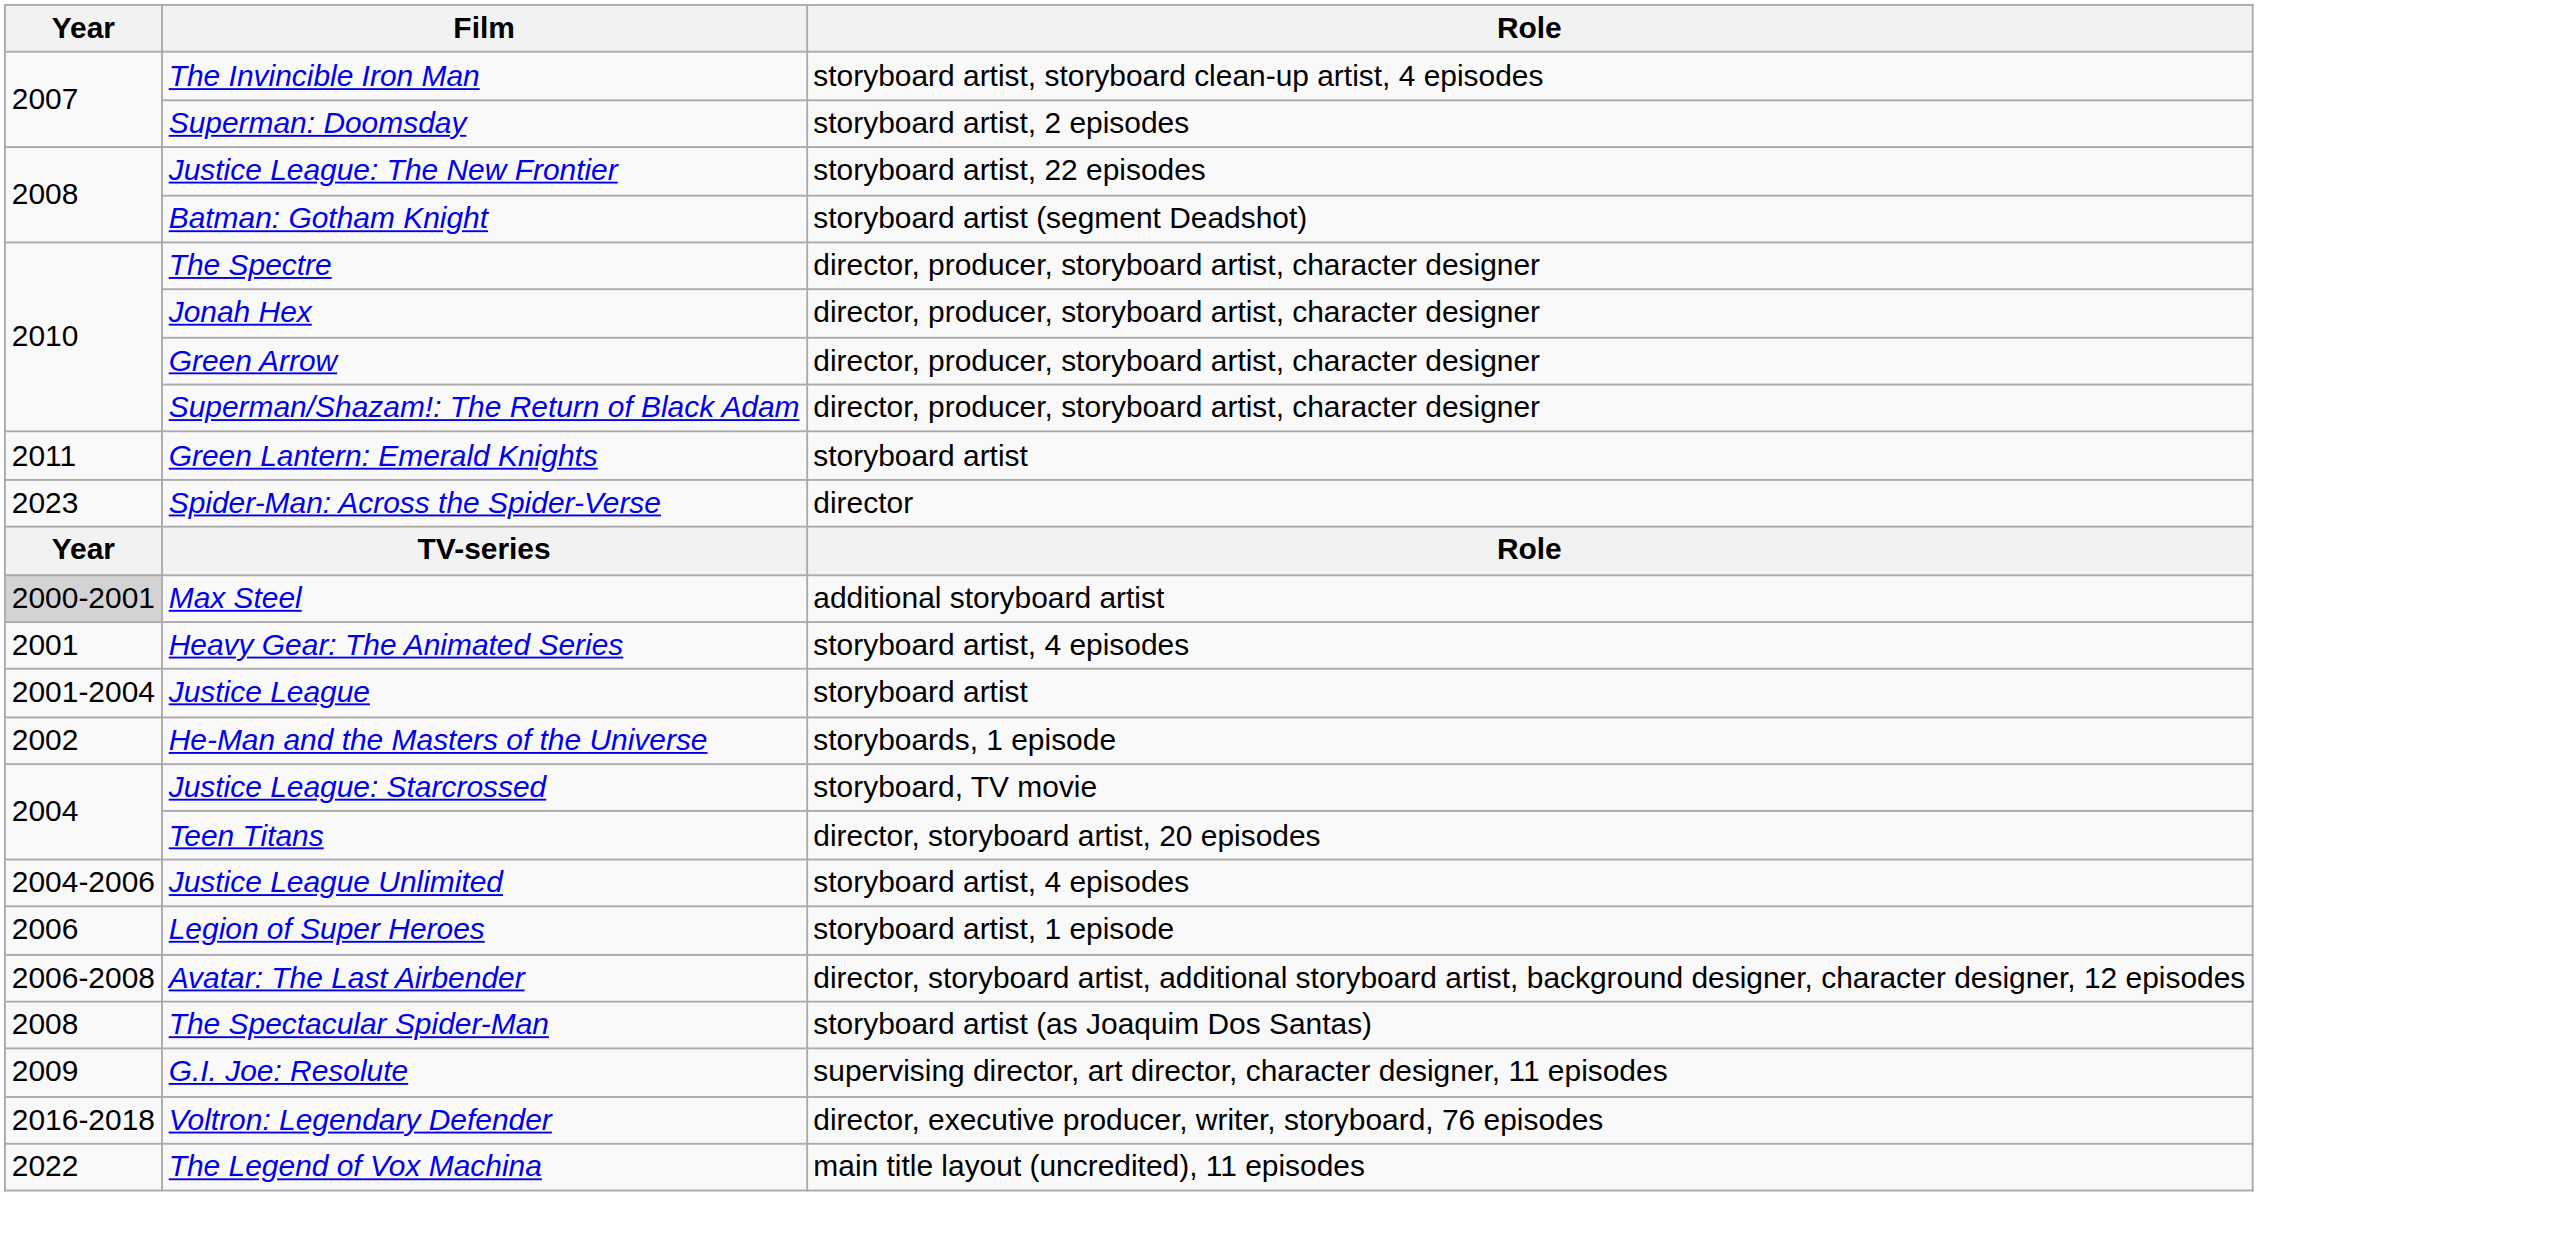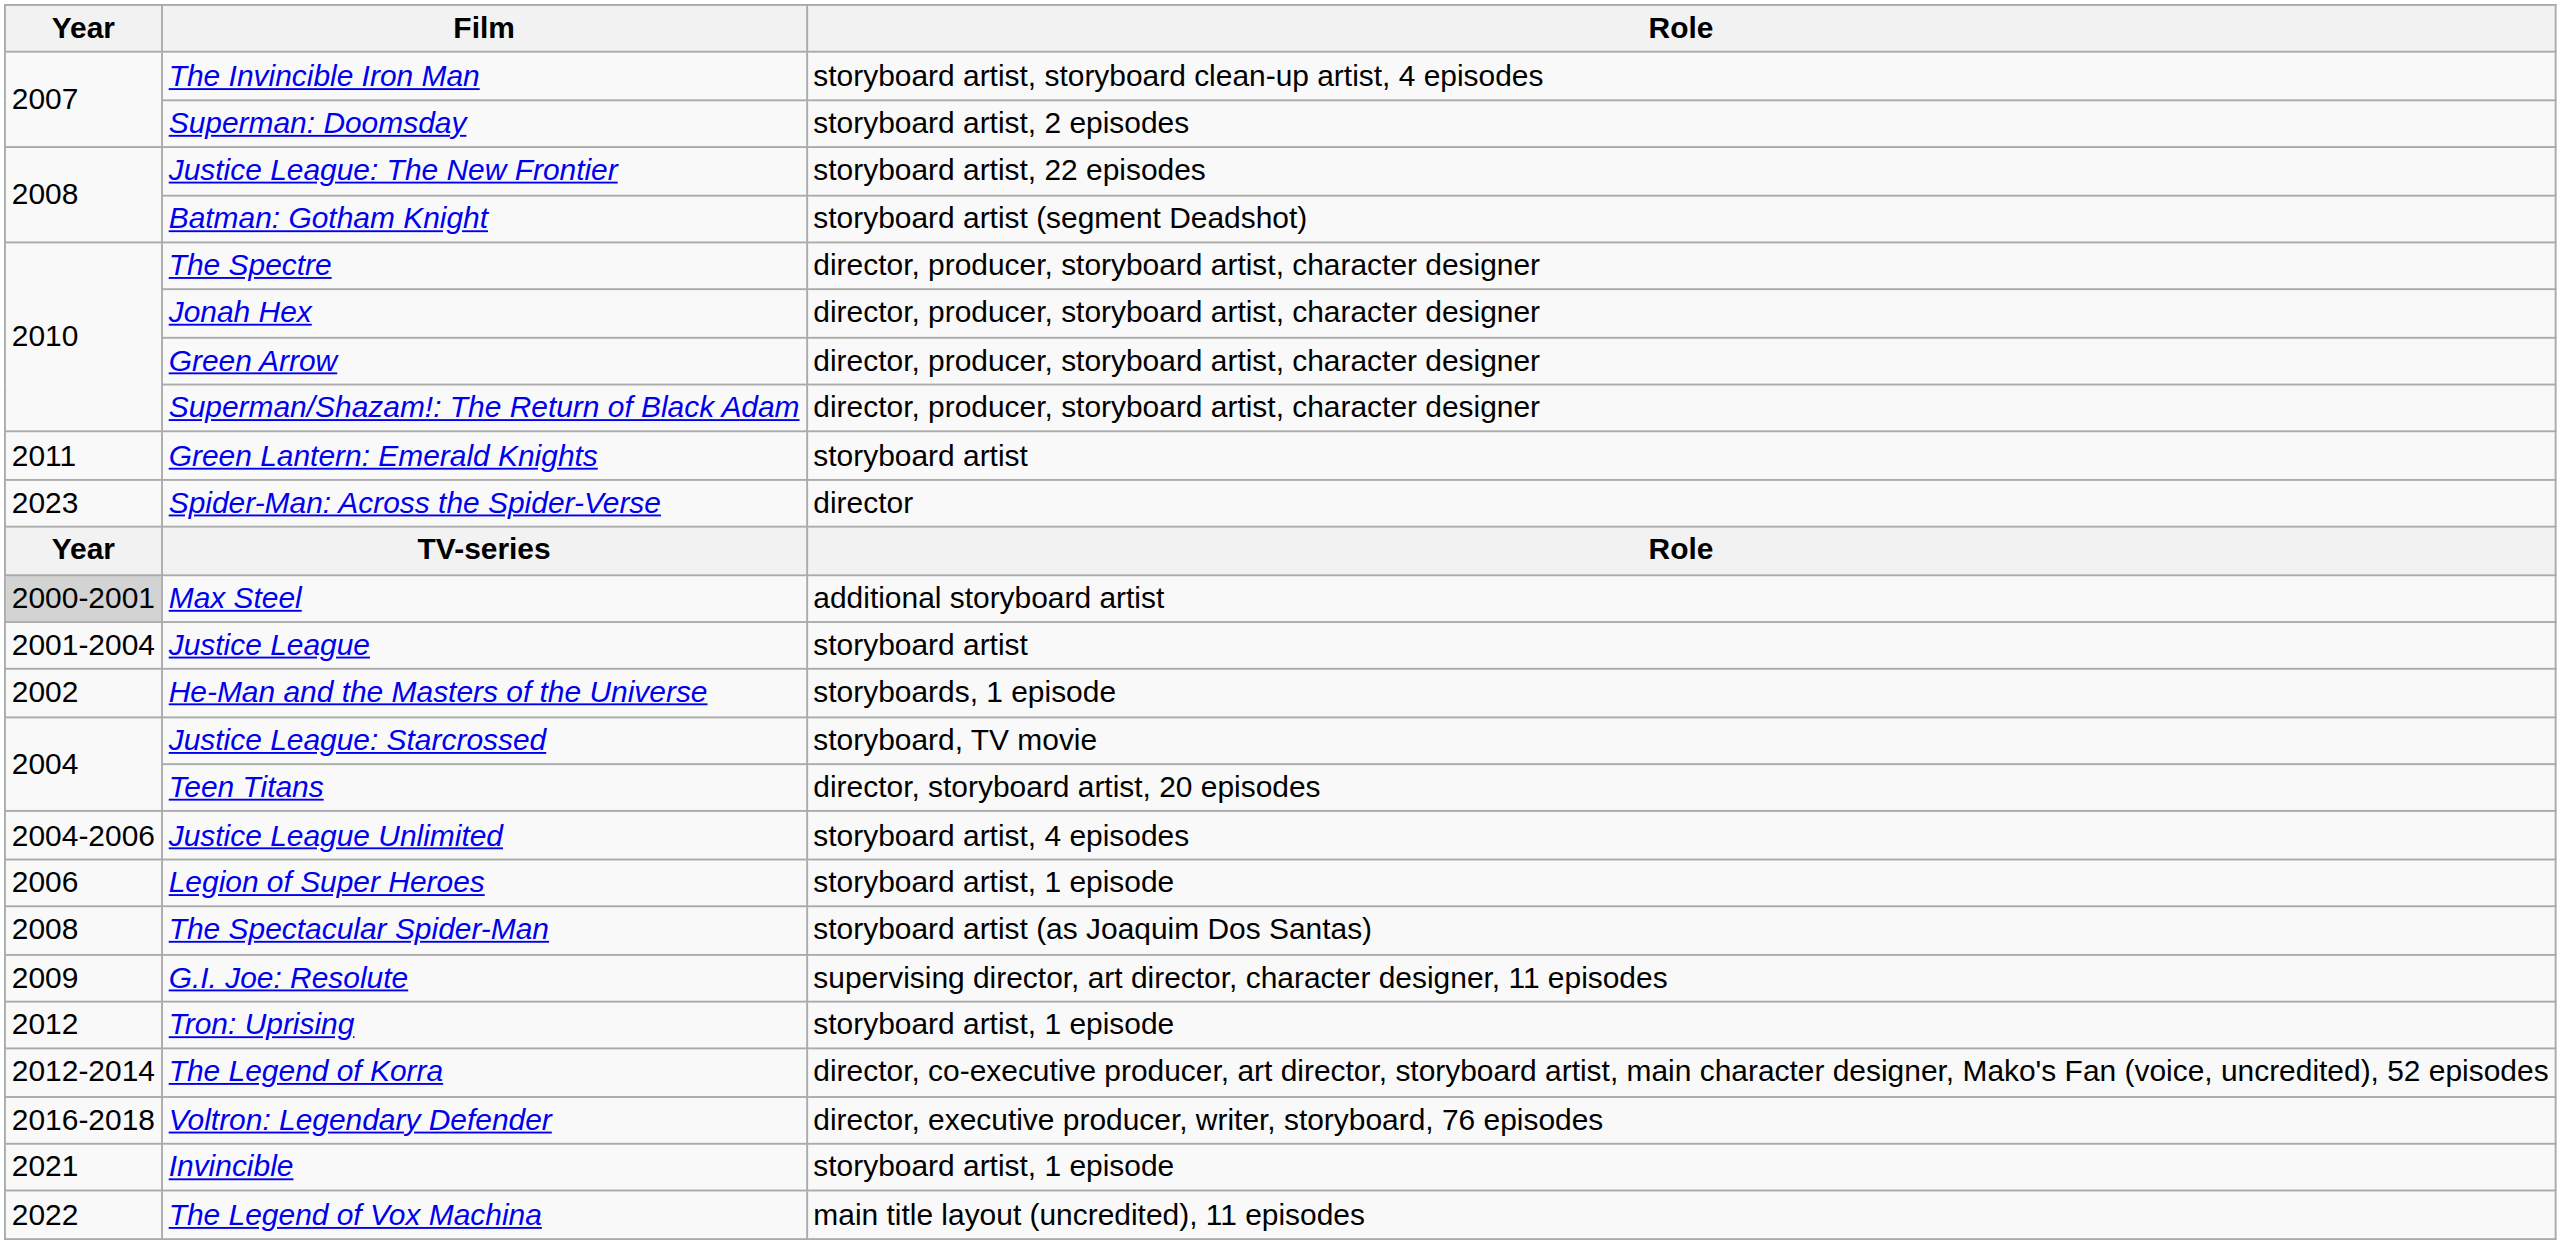- row: (396, 645)
- row: (347, 977)
+ row: (262, 1024)
+ row: (306, 1072)
+ row: (231, 1167)
